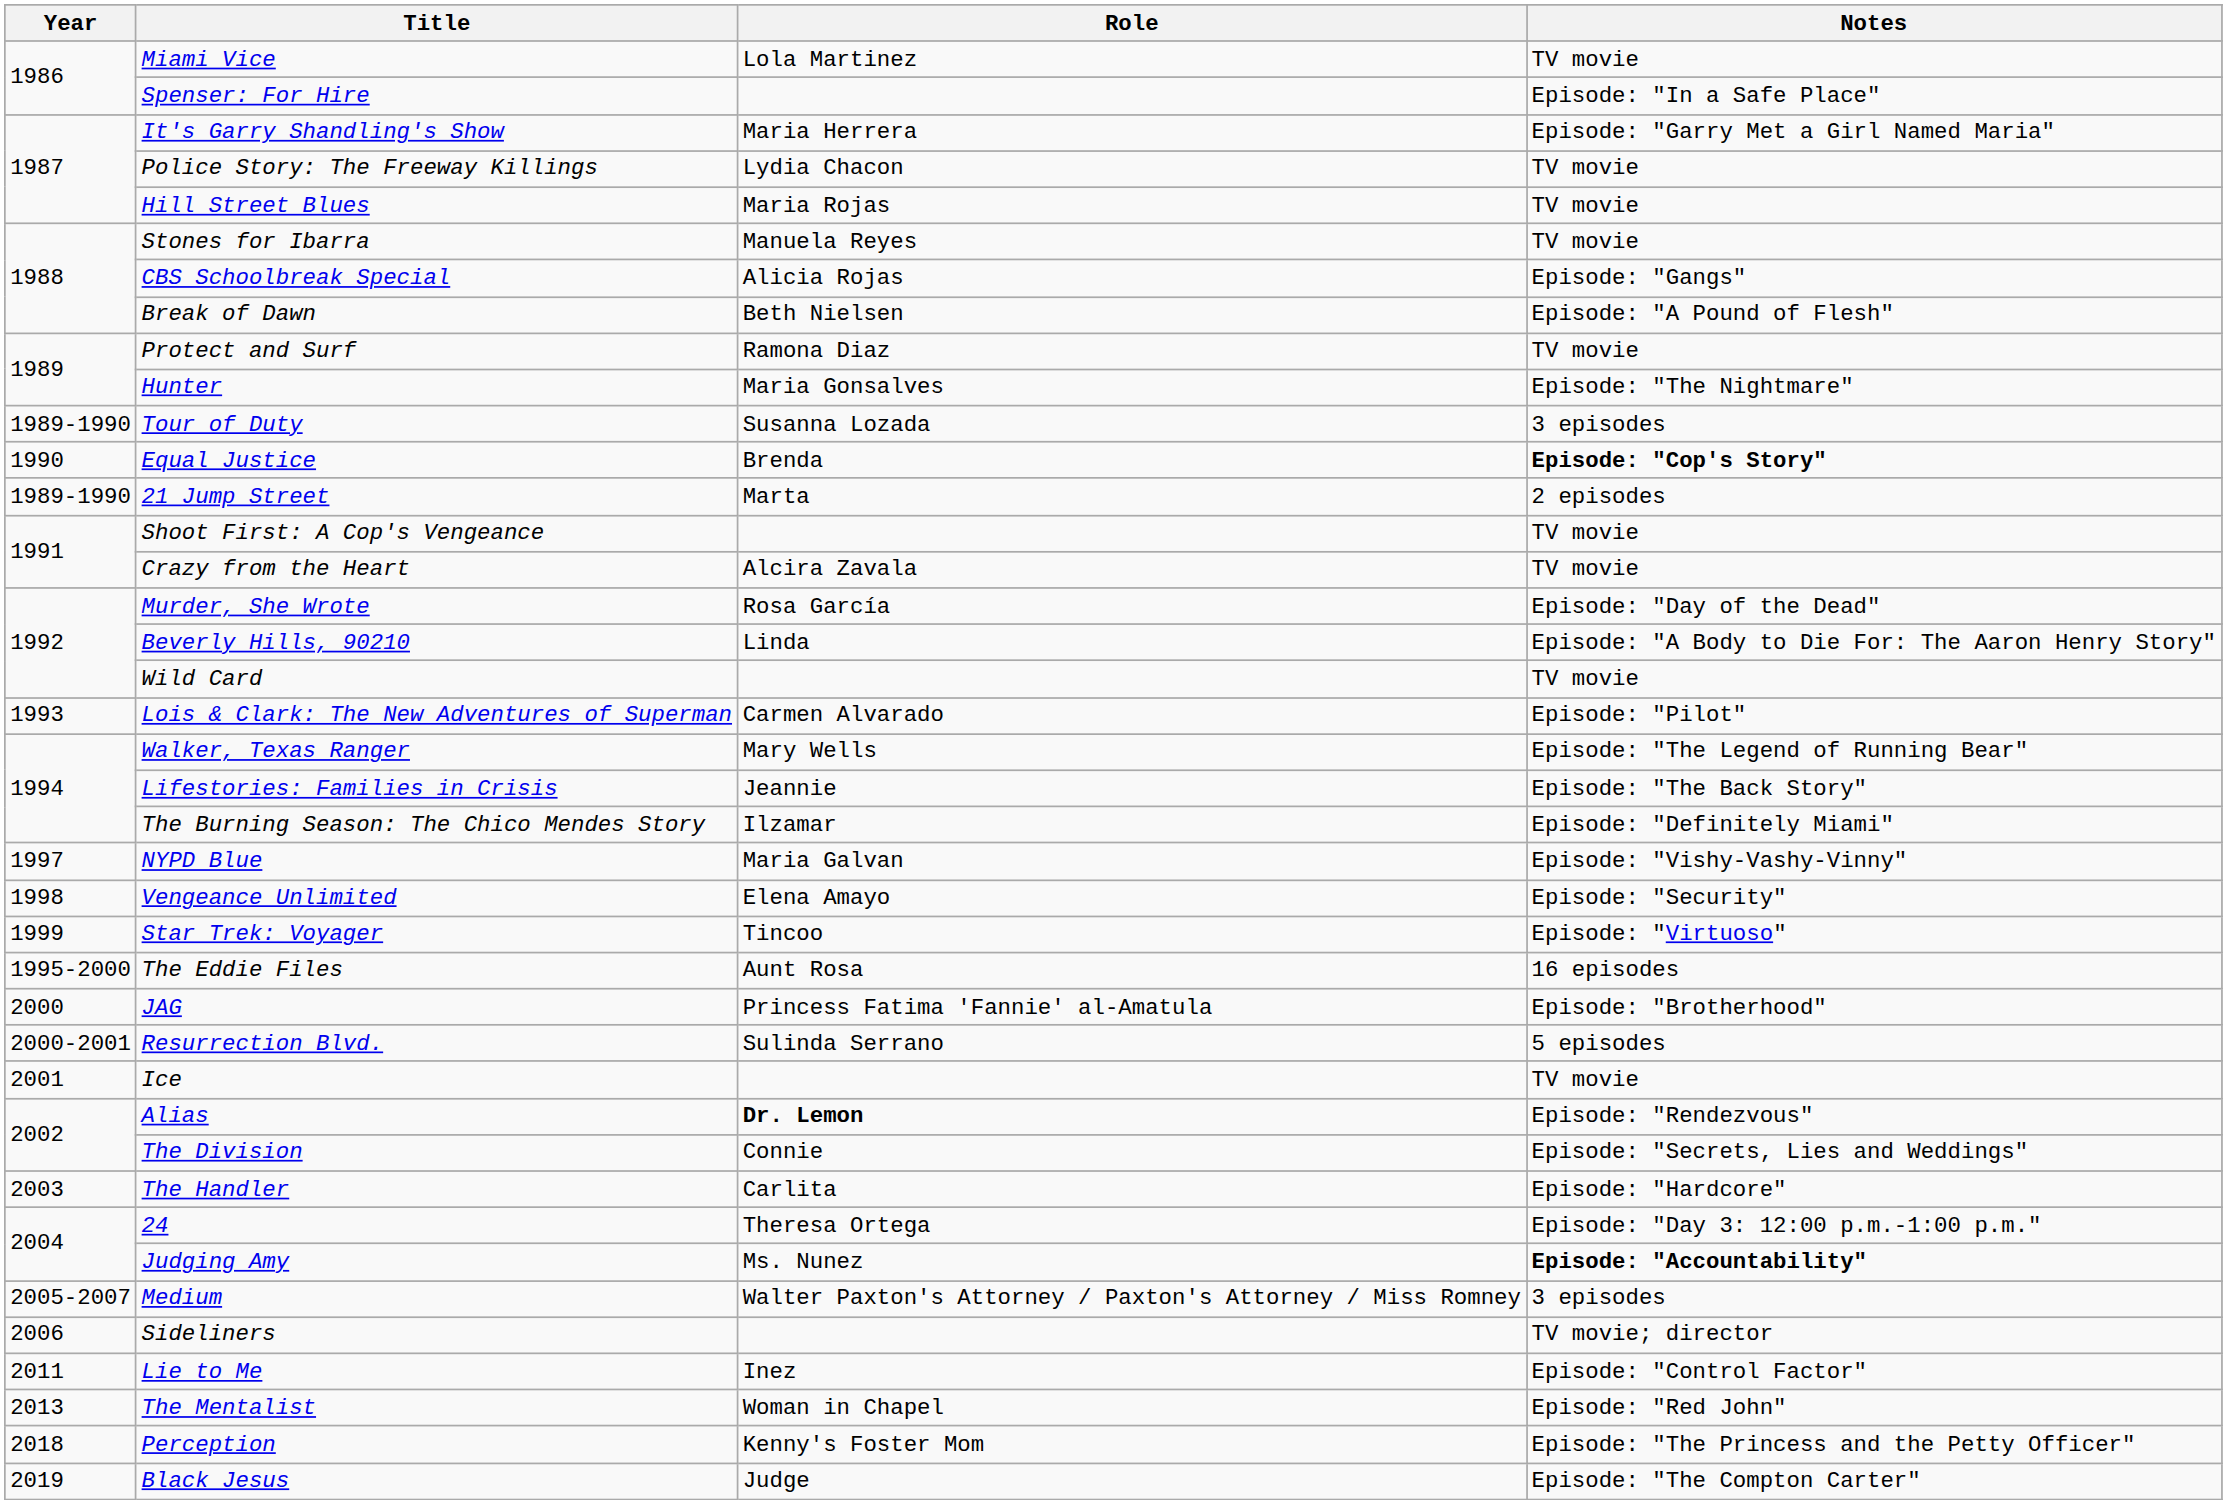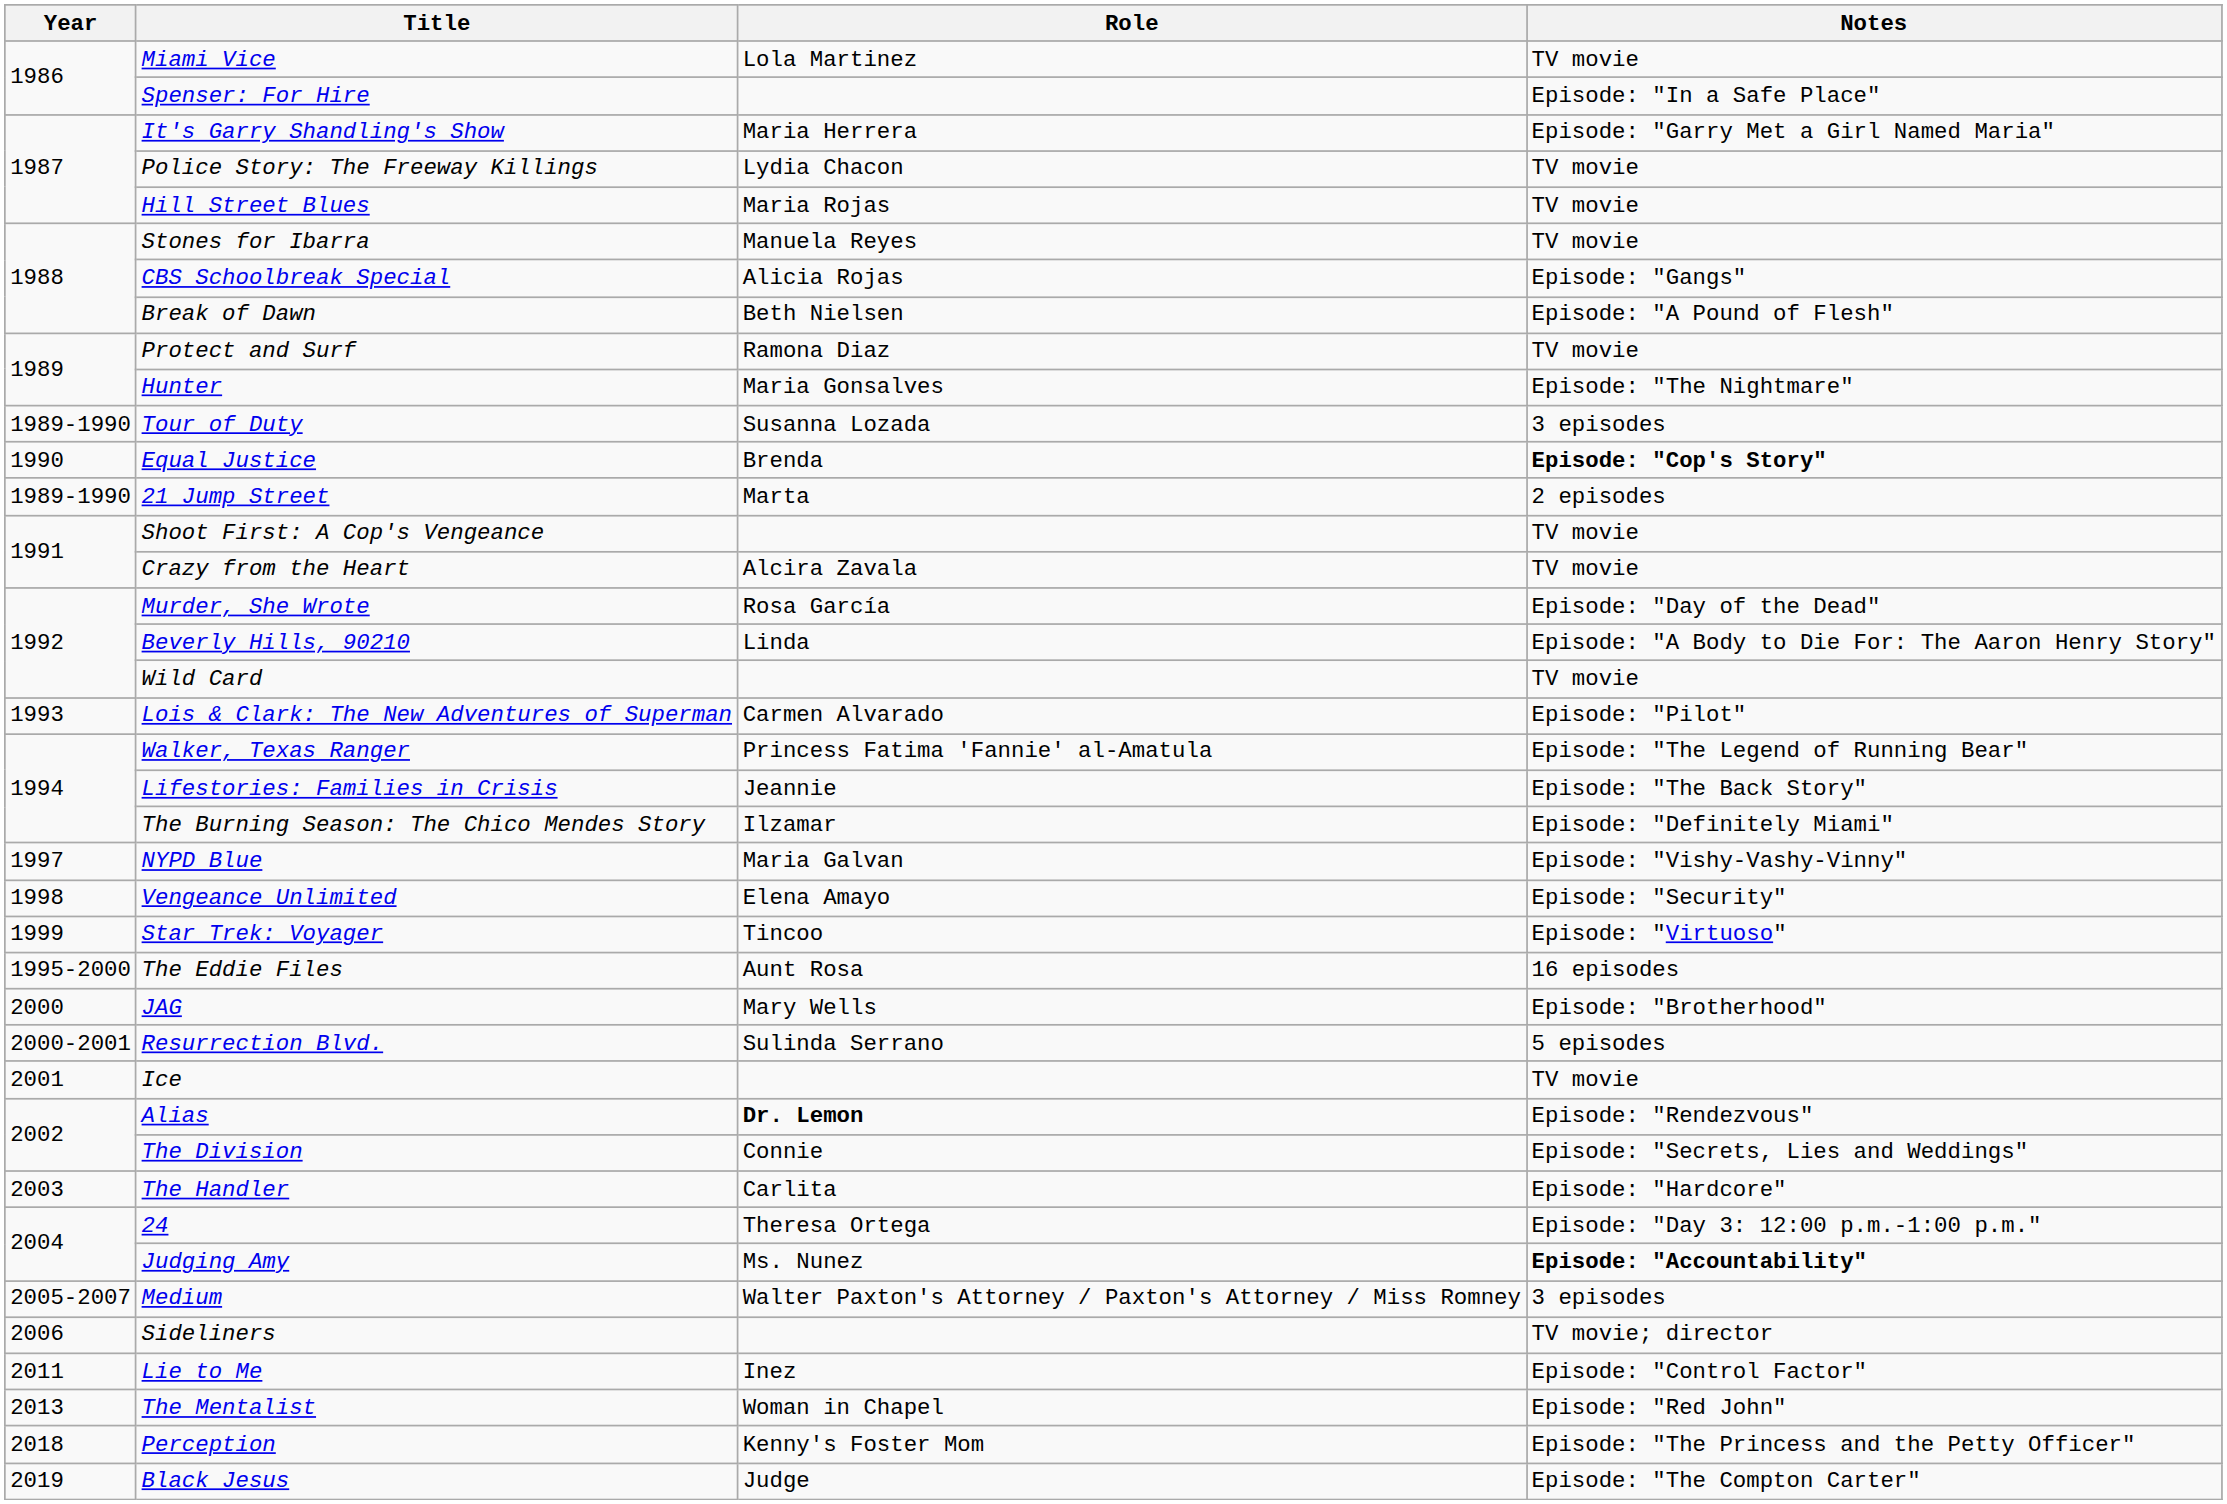(810, 752) Mary Wells -> (977, 752) Princess Fatima 'Fannie' al-Amatula
(977, 1007) Princess Fatima 'Fannie' al-Amatula -> (810, 1007) Mary Wells
